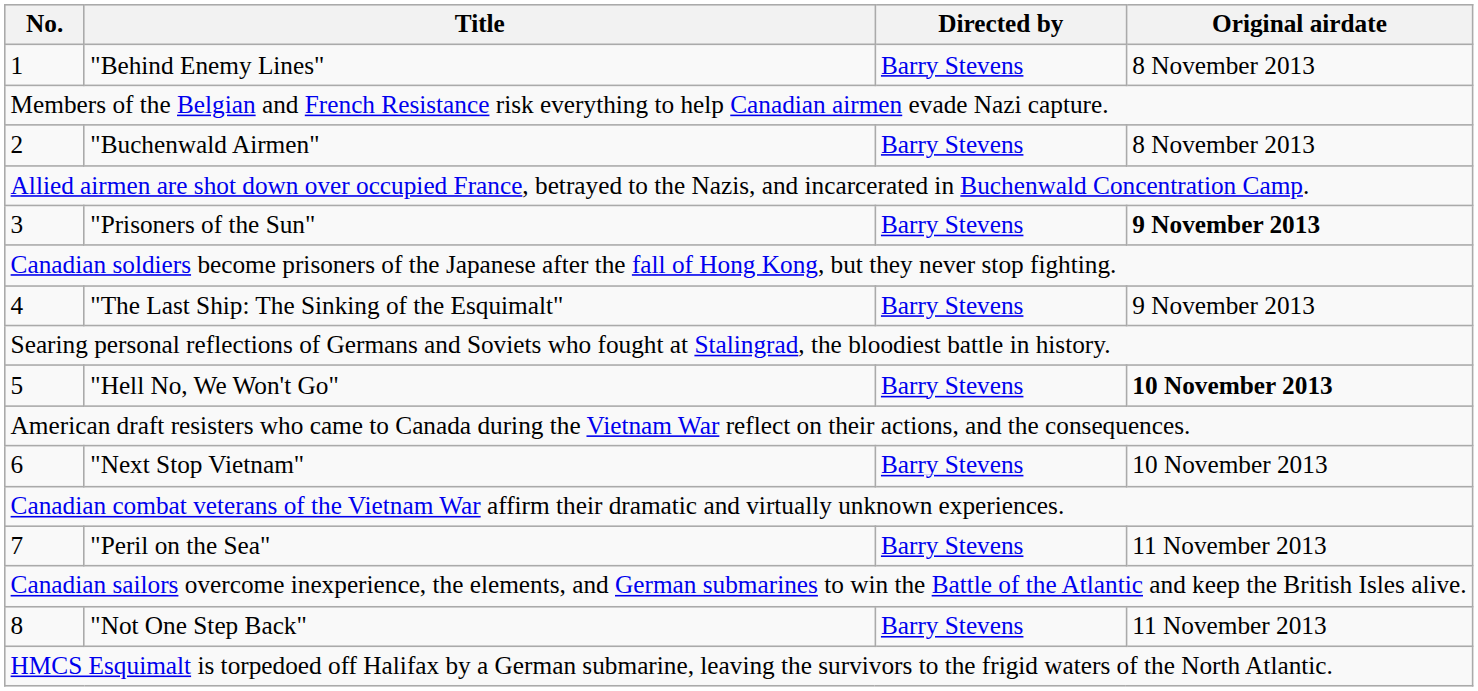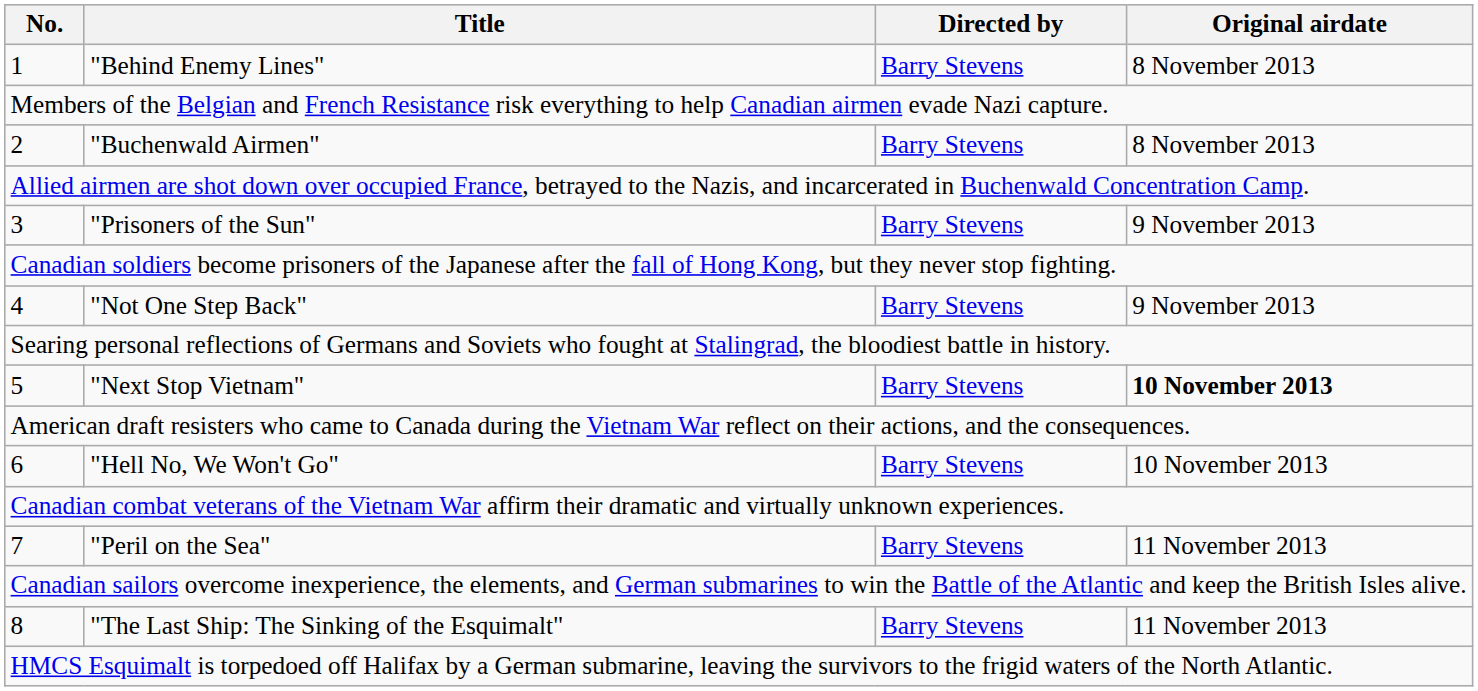(1226, 225) bold -> (1224, 225) normal
(327, 305) "The Last Ship: The Sinking of the Esquimalt" -> (199, 305) "Not One Step Back"
(215, 385) "Hell No, We Won't Go" -> (197, 385) "Next Stop Vietnam"
(197, 465) "Next Stop Vietnam" -> (215, 465) "Hell No, We Won't Go"
(199, 625) "Not One Step Back" -> (327, 625) "The Last Ship: The Sinking of the Esquimalt"
